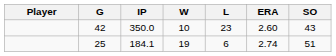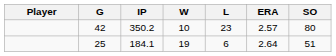(142, 28) 350.0 -> (142, 28) 350.2
(268, 28) 2.60 -> (268, 28) 2.57
(310, 28) 43 -> (310, 28) 80
(268, 43) 2.74 -> (268, 43) 2.64
